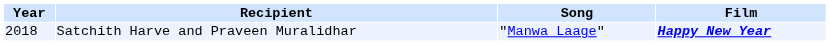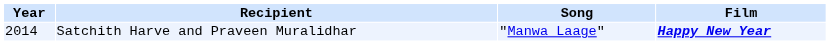(21, 32) 2018 -> (21, 32) 2014
